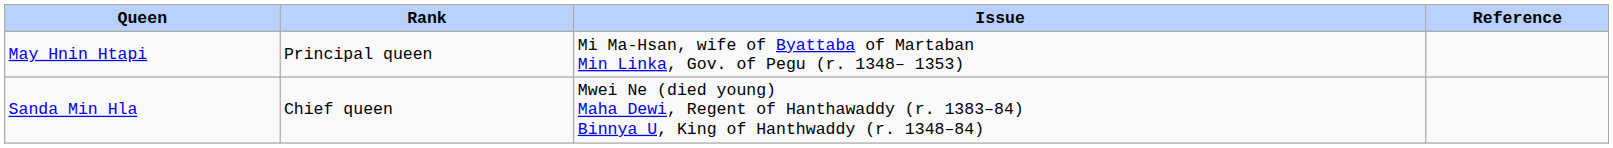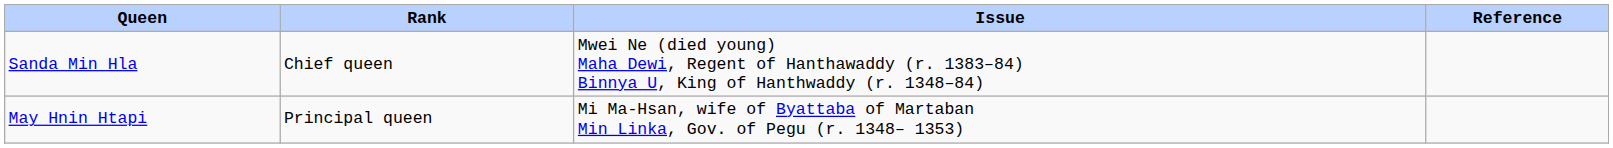rows swapped: (73, 110) <-> (78, 55)
